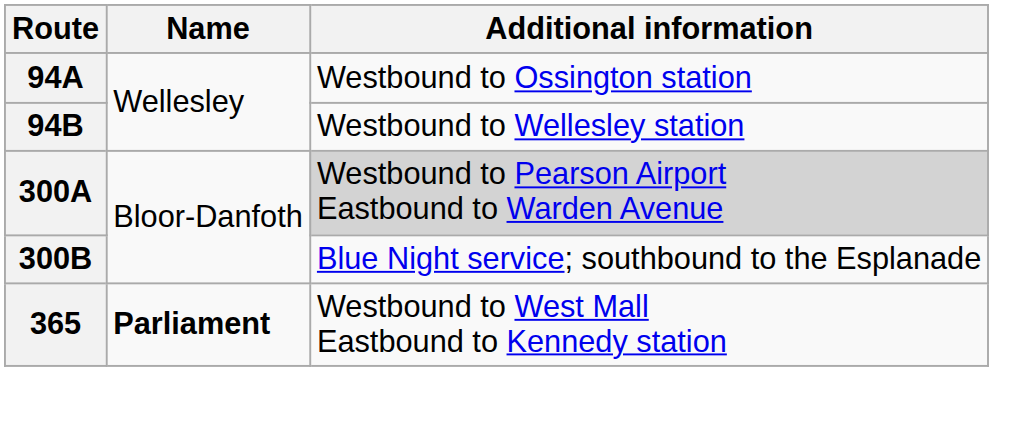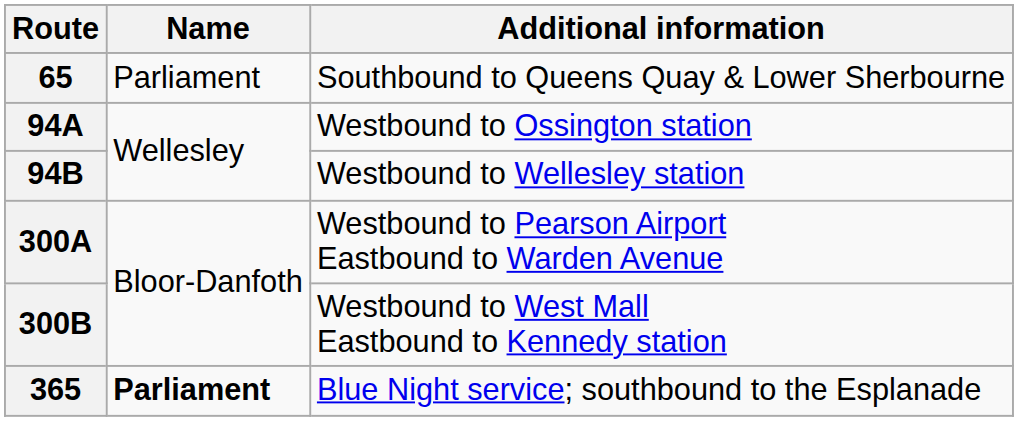+ row: (56, 77)
(522, 192) lightgrey background -> (522, 241) no background
(649, 258) Blue Night service; southbound to the Esplanade -> (522, 324) Westbound to West Mall Eastbound to Kennedy station
(522, 324) Westbound to West Mall Eastbound to Kennedy station -> (649, 390) Blue Night service; southbound to the Esplanade
